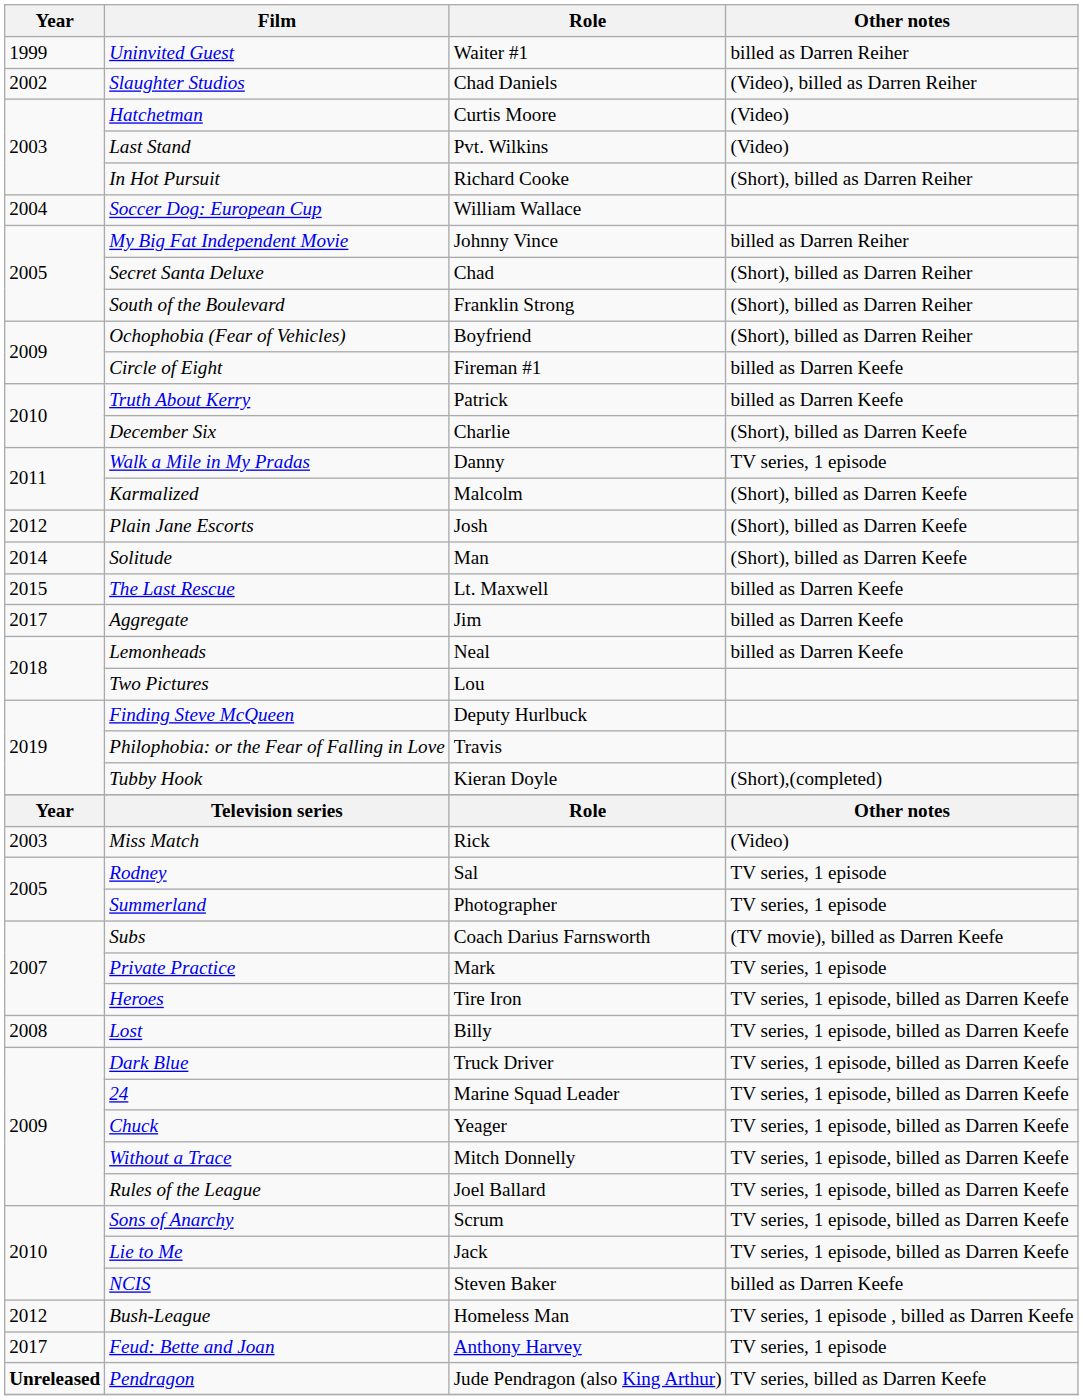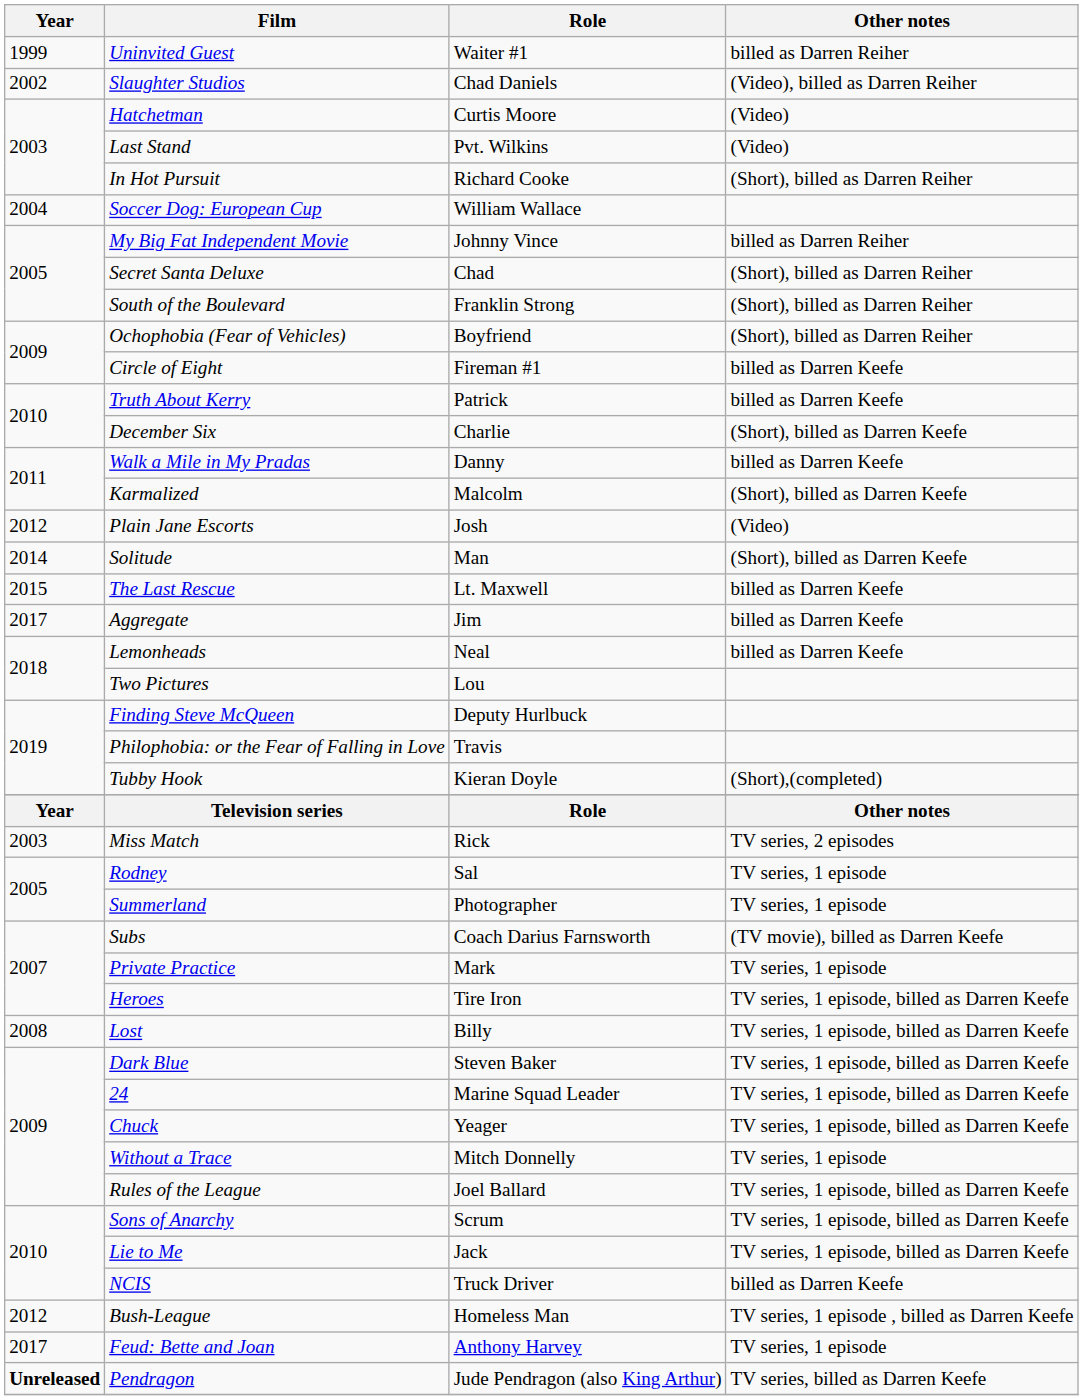(809, 462) TV series, 1 episode -> (817, 462) billed as Darren Keefe
(849, 526) (Short), billed as Darren Keefe -> (760, 526) (Video)
(760, 841) (Video) -> (812, 841) TV series, 2 episodes
(504, 1063) Truck Driver -> (505, 1063) Steven Baker
(900, 1157) TV series, 1 episode, billed as Darren Keefe -> (809, 1157) TV series, 1 episode
(505, 1284) Steven Baker -> (504, 1284) Truck Driver
